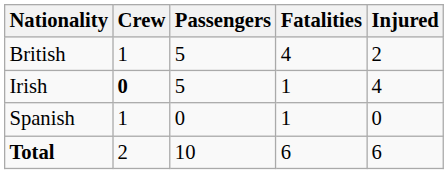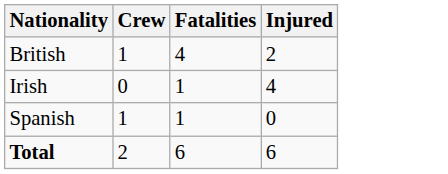- column: (223, 20)
(123, 86) bold -> (123, 86) normal
